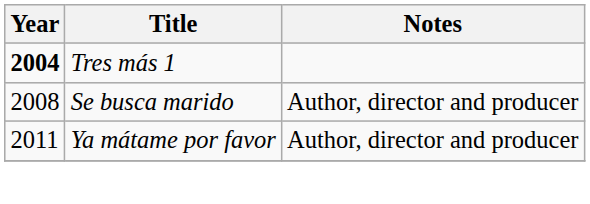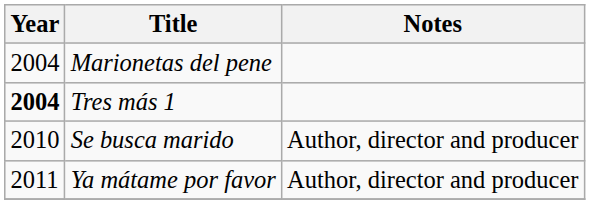+ row: (171, 62)
(35, 101) 2008 -> (35, 140) 2010
